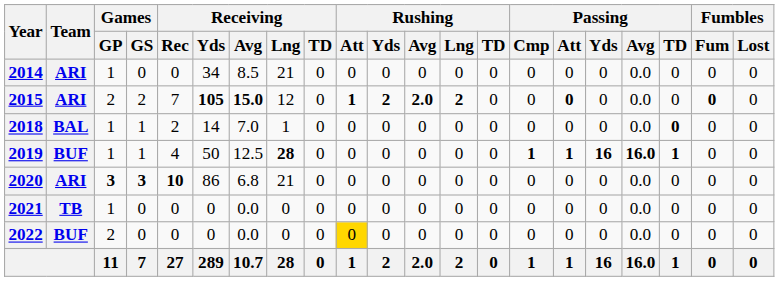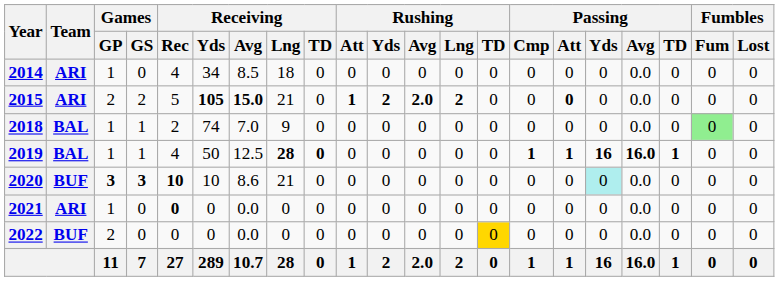(175, 72) 0 -> (175, 72) 4
(286, 72) 21 -> (286, 72) 18
(175, 99) 7 -> (175, 99) 5
(286, 99) 12 -> (286, 99) 21
(712, 99) bold -> (712, 99) normal
(211, 126) 14 -> (211, 126) 74
(286, 126) 1 -> (286, 126) 9
(675, 126) bold -> (675, 126) normal
(712, 126) no background -> (712, 126) lightgreen background
(71, 153) BUF -> (71, 153) BAL
(320, 153) normal -> (320, 153) bold
(71, 180) ARI -> (71, 180) BUF
(211, 180) 86 -> (211, 180) 10
(248, 180) 6.8 -> (248, 180) 8.6
(603, 180) no background -> (603, 180) paleturquoise background
(71, 208) TB -> (71, 208) ARI
(175, 208) normal -> (175, 208) bold
(352, 235) gold background -> (352, 235) no background
(494, 235) no background -> (494, 235) gold background
